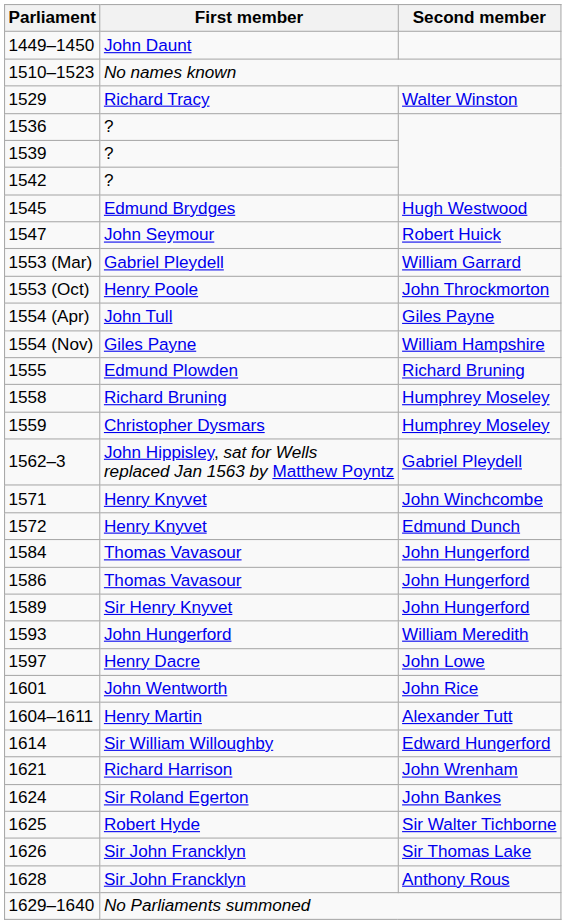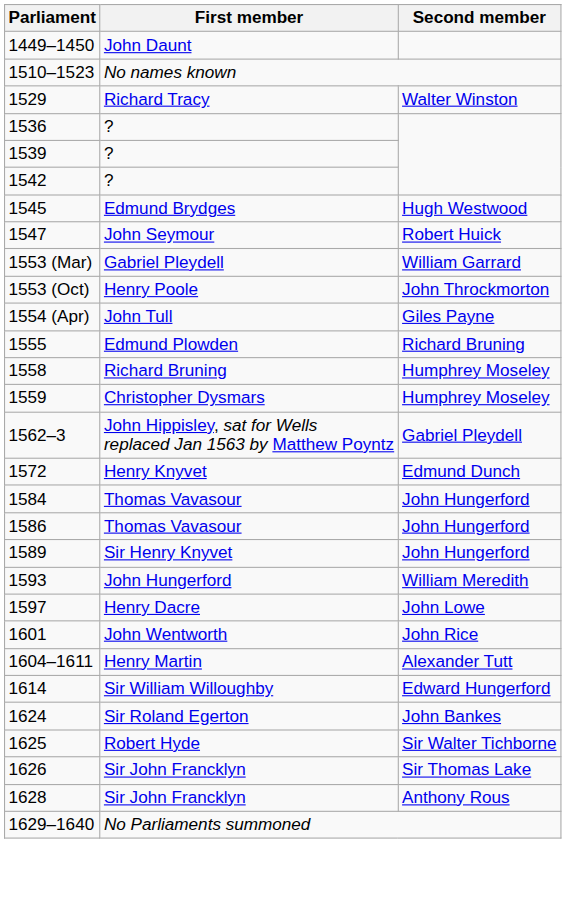- row: (51, 343)
- row: (28, 498)
- row: (28, 770)
